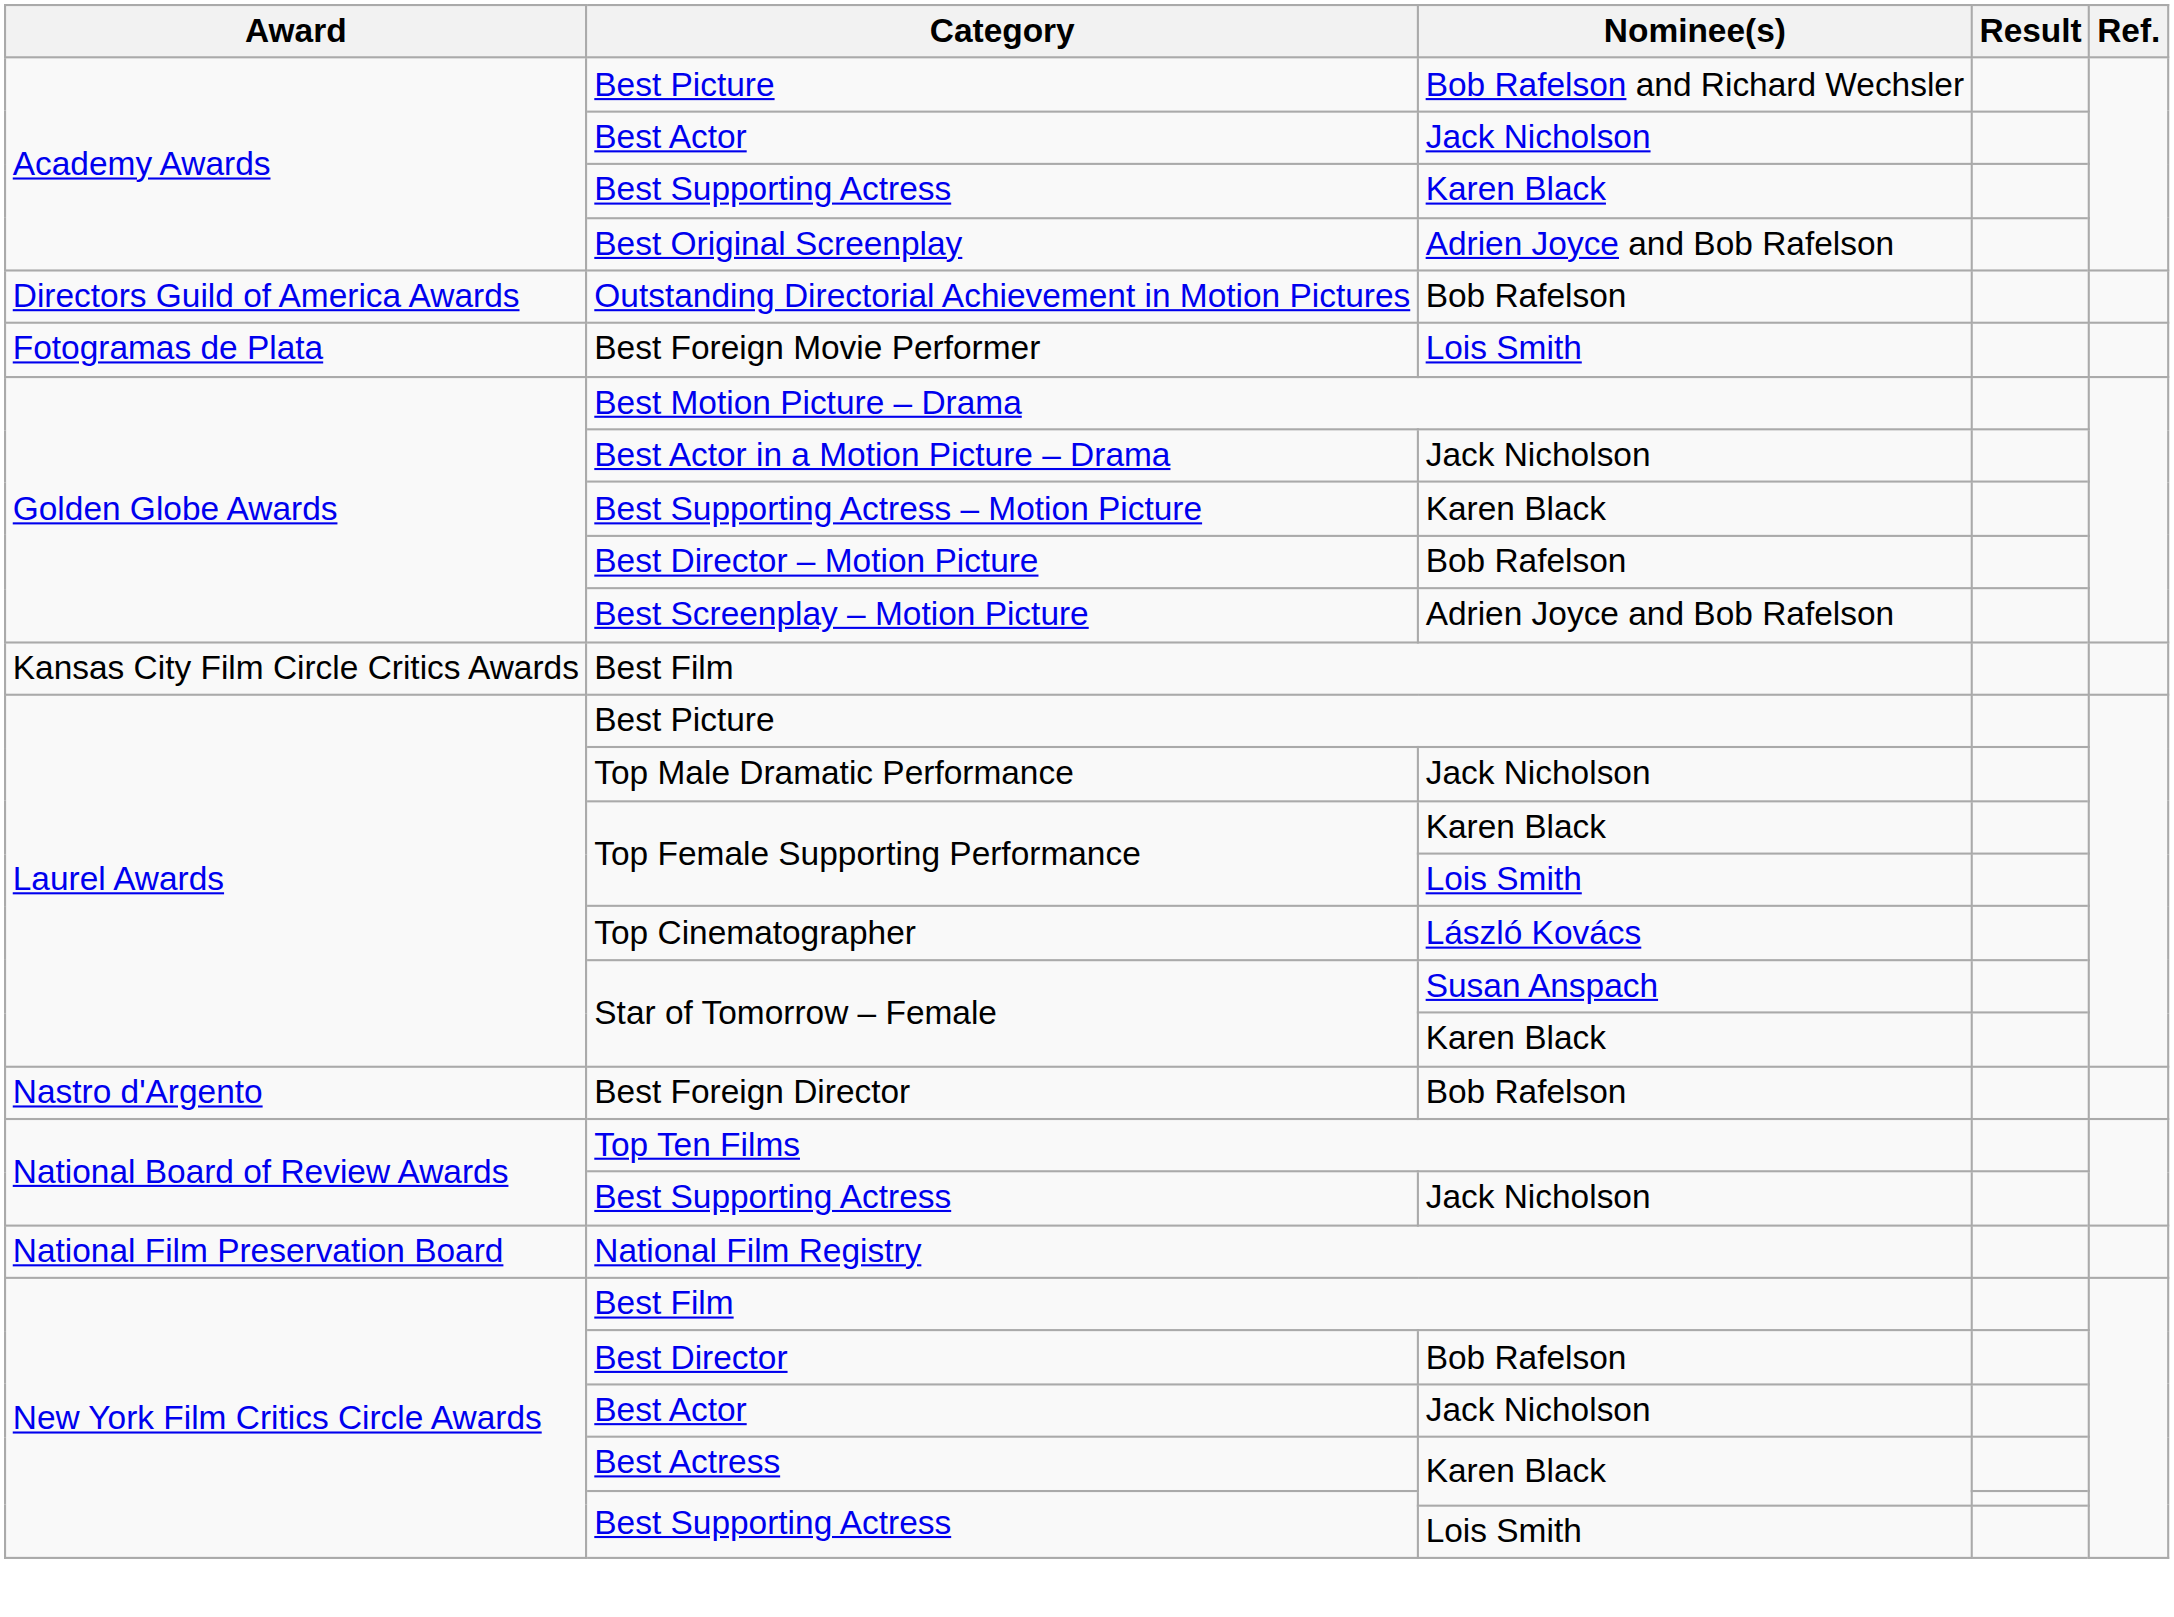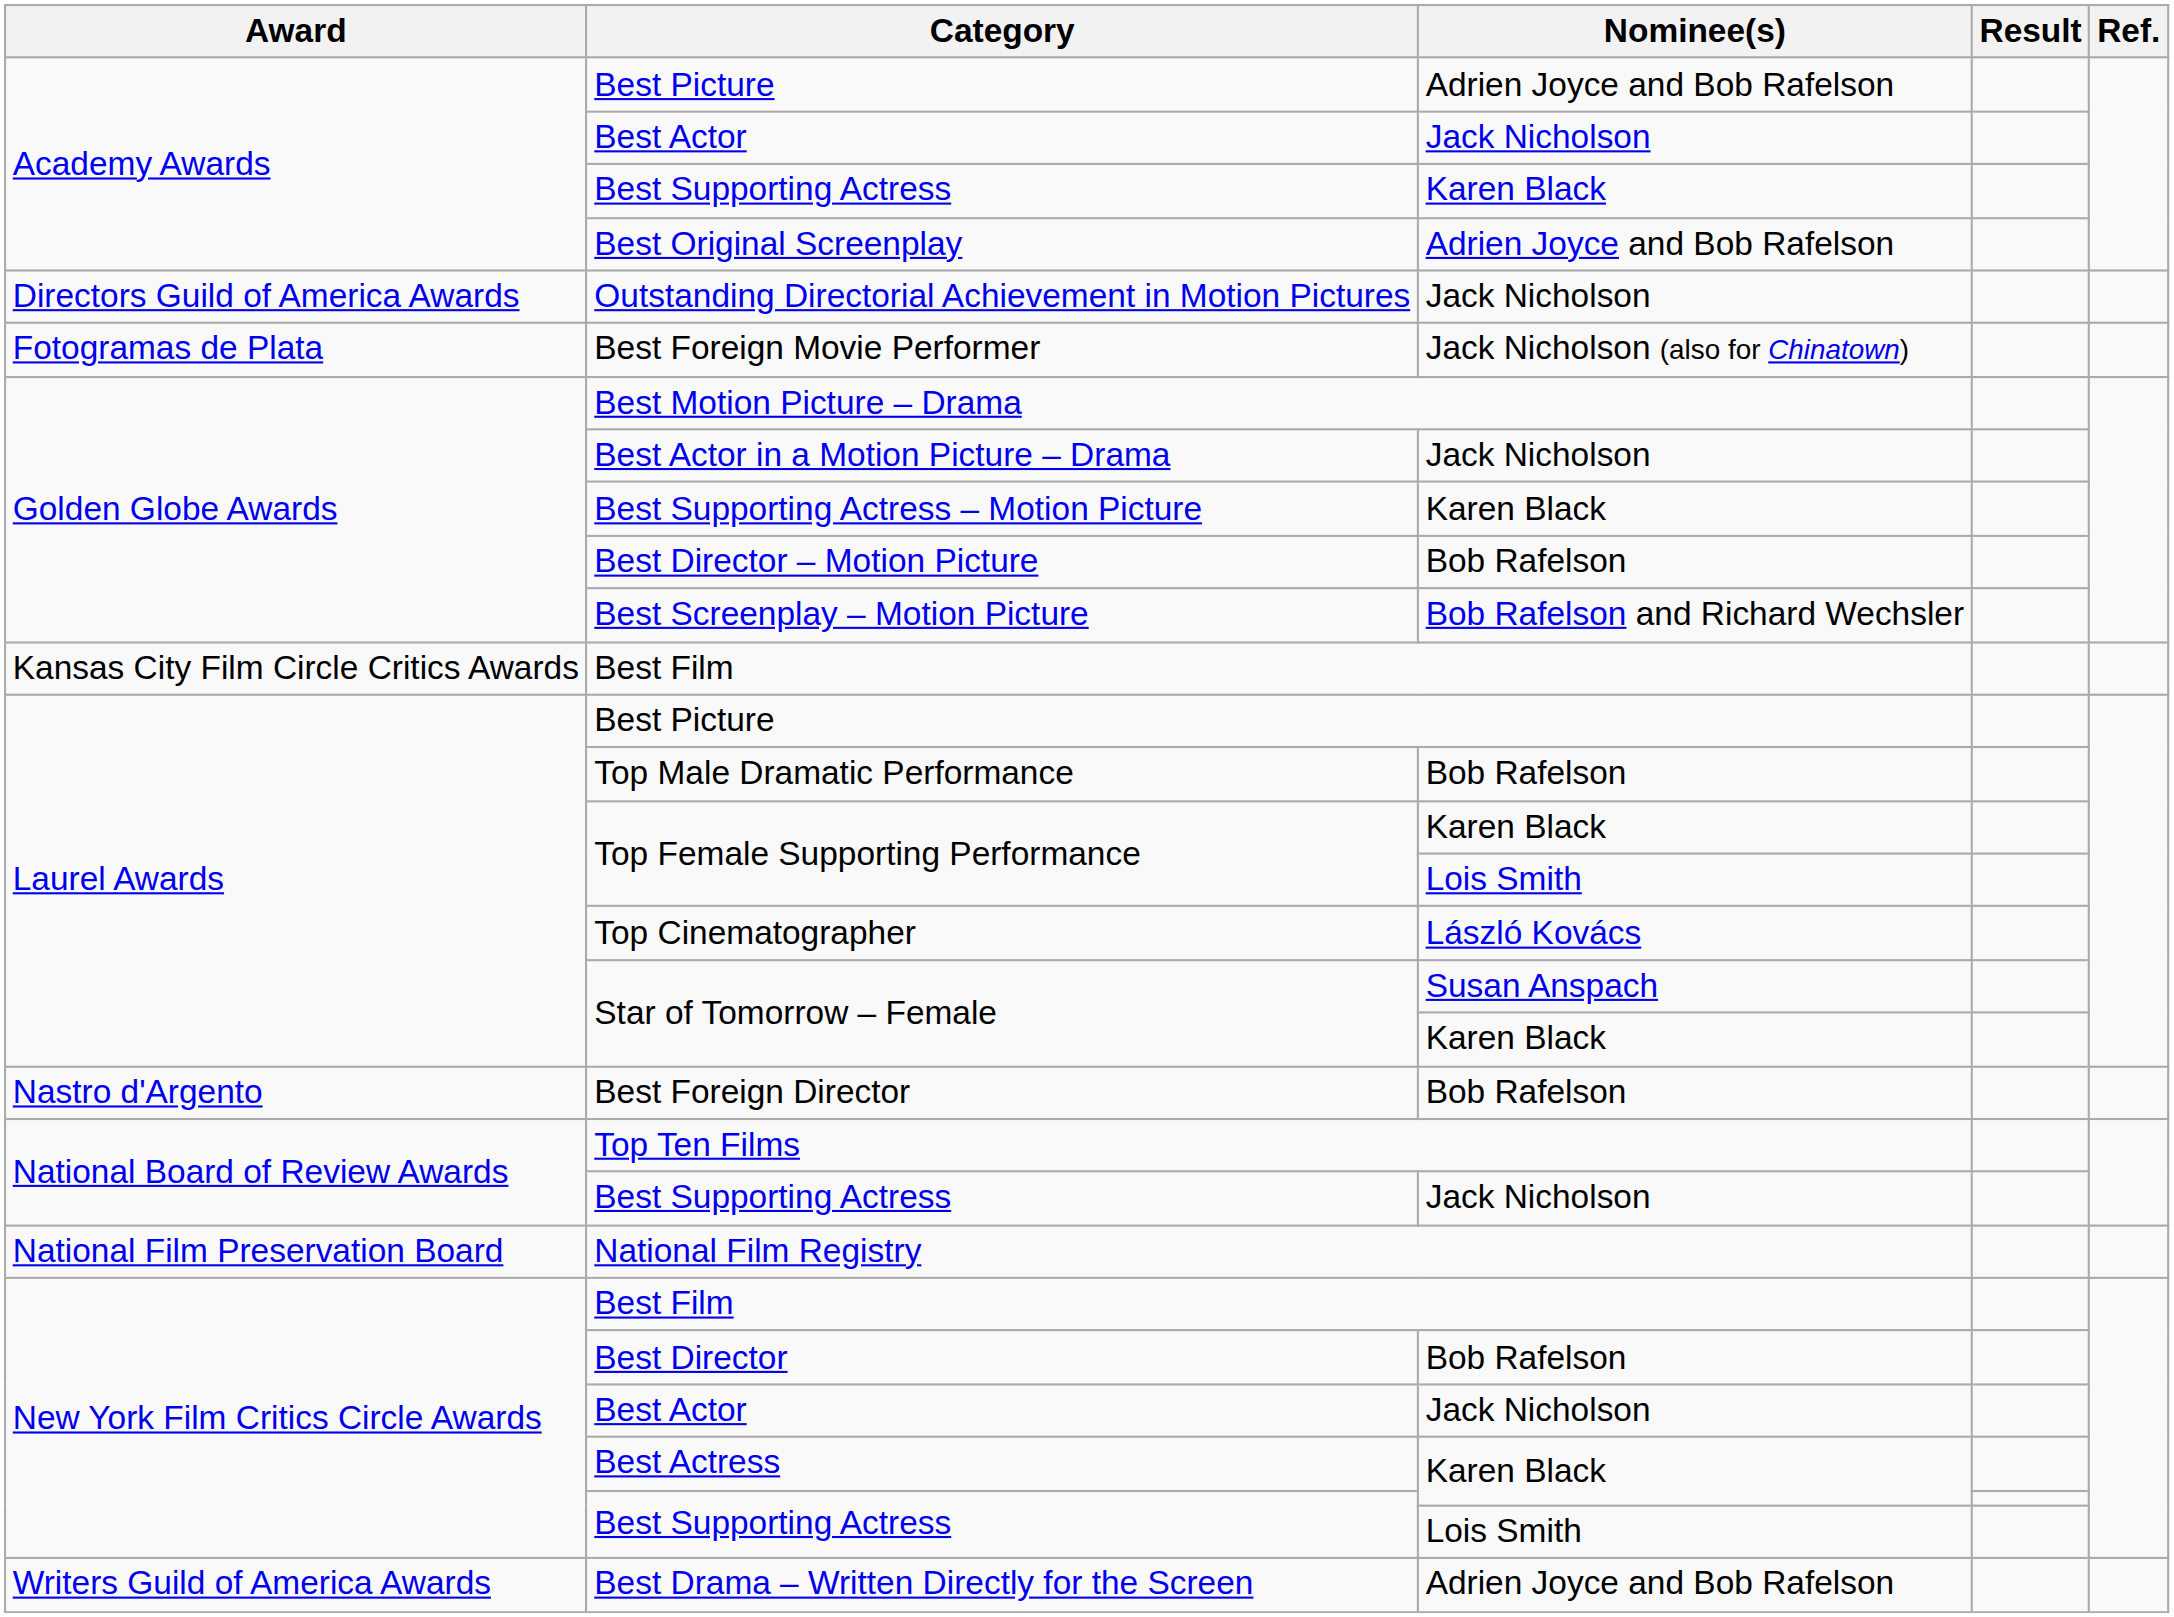(1695, 84) Bob Rafelson and Richard Wechsler -> (1660, 84) Adrien Joyce and Bob Rafelson
(1526, 296) Bob Rafelson -> (1538, 296) Jack Nicholson
(1504, 349) Lois Smith -> (1667, 349) Jack Nicholson (also for Chinatown)
(1660, 614) Adrien Joyce and Bob Rafelson -> (1695, 614) Bob Rafelson and Richard Wechsler
(1538, 773) Jack Nicholson -> (1526, 773) Bob Rafelson
+ row: (252, 1584)
